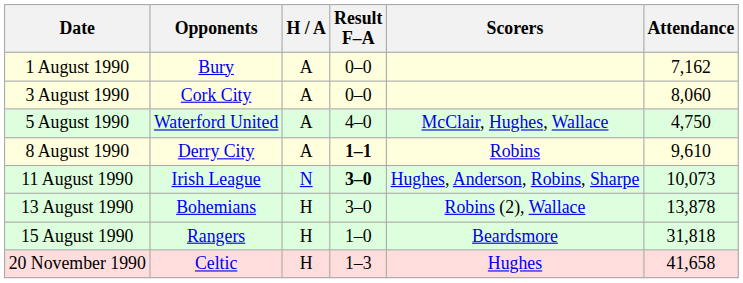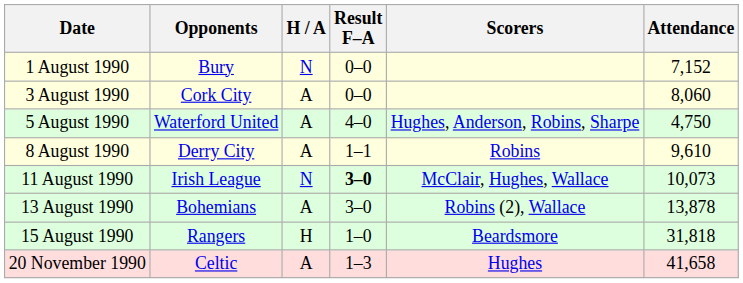(306, 66) A -> (306, 66) N
(691, 66) 7,162 -> (691, 66) 7,152
(515, 123) McClair, Hughes, Wallace -> (515, 123) Hughes, Anderson, Robins, Sharpe
(358, 151) bold -> (358, 151) normal
(515, 179) Hughes, Anderson, Robins, Sharpe -> (515, 179) McClair, Hughes, Wallace
(306, 207) H -> (306, 207) A
(306, 263) H -> (306, 263) A
